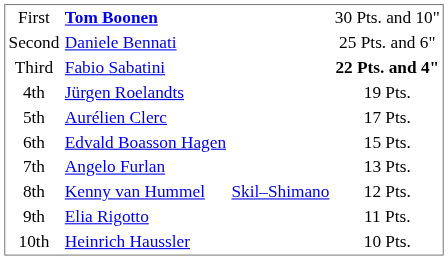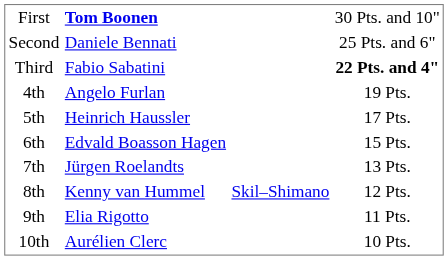(124, 92) Jürgen Roelandts -> (115, 92) Angelo Furlan
(116, 117) Aurélien Clerc -> (127, 117) Heinrich Haussler
(115, 167) Angelo Furlan -> (124, 167) Jürgen Roelandts
(127, 241) Heinrich Haussler -> (116, 241) Aurélien Clerc
